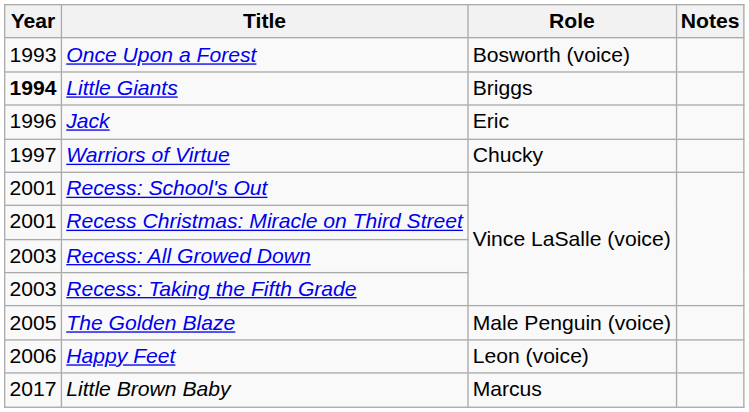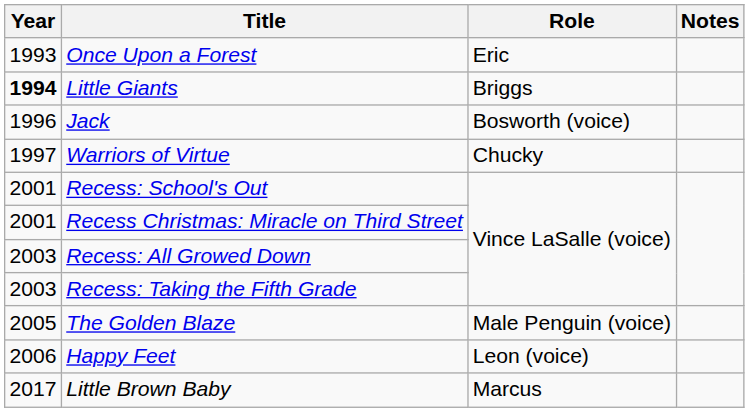(551, 54) Bosworth (voice) -> (491, 54) Eric
(491, 121) Eric -> (551, 121) Bosworth (voice)
